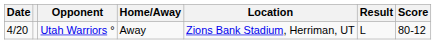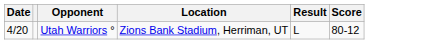- column: (150, 13)
